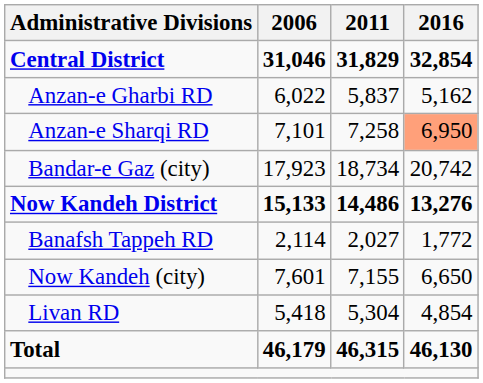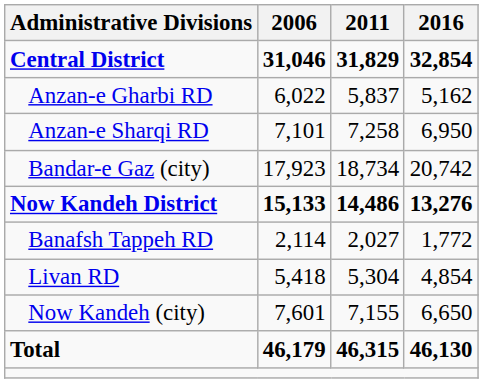(447, 131) lightsalmon background -> (447, 131) no background
rows swapped: (74, 312) <-> (117, 276)
